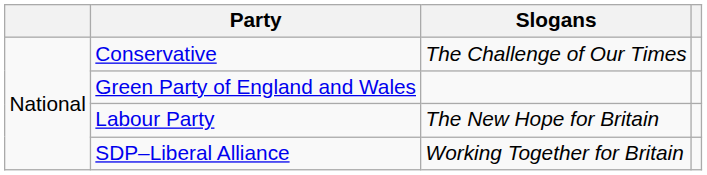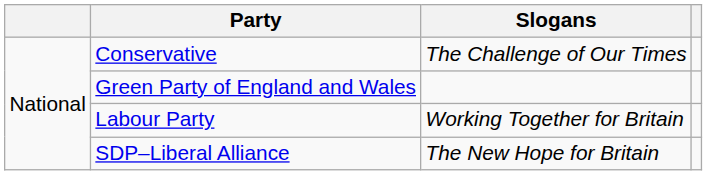(542, 119) The New Hope for Britain -> (555, 119) Working Together for Britain
(555, 152) Working Together for Britain -> (542, 152) The New Hope for Britain
